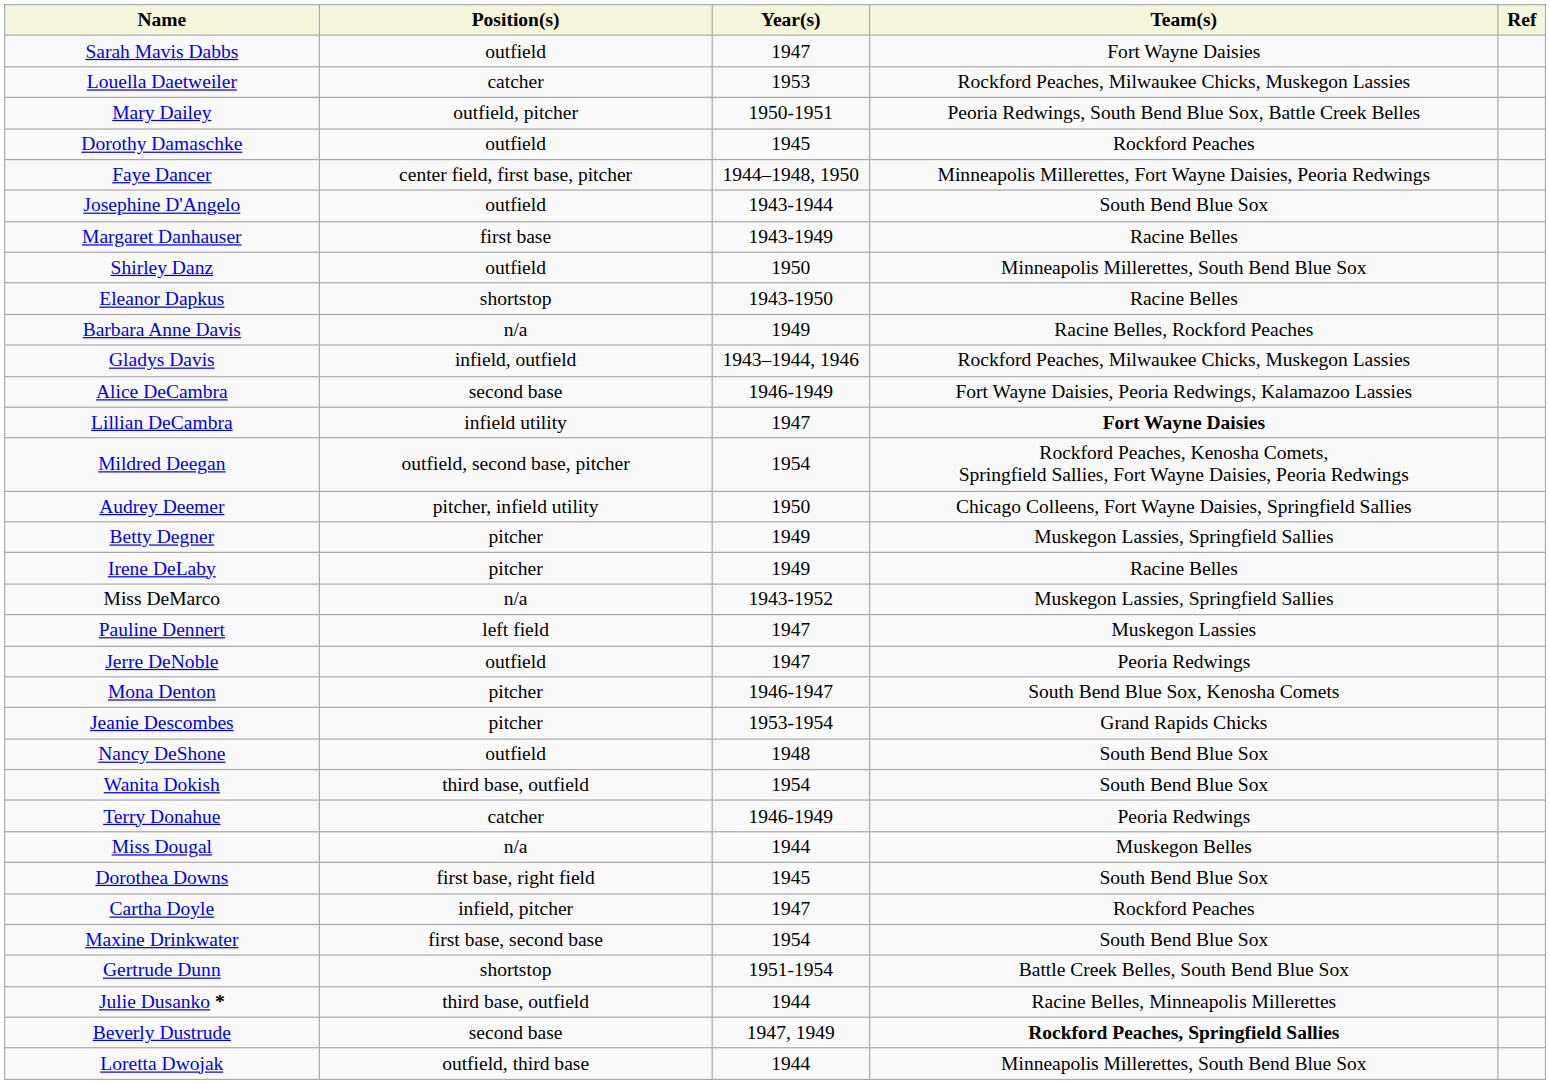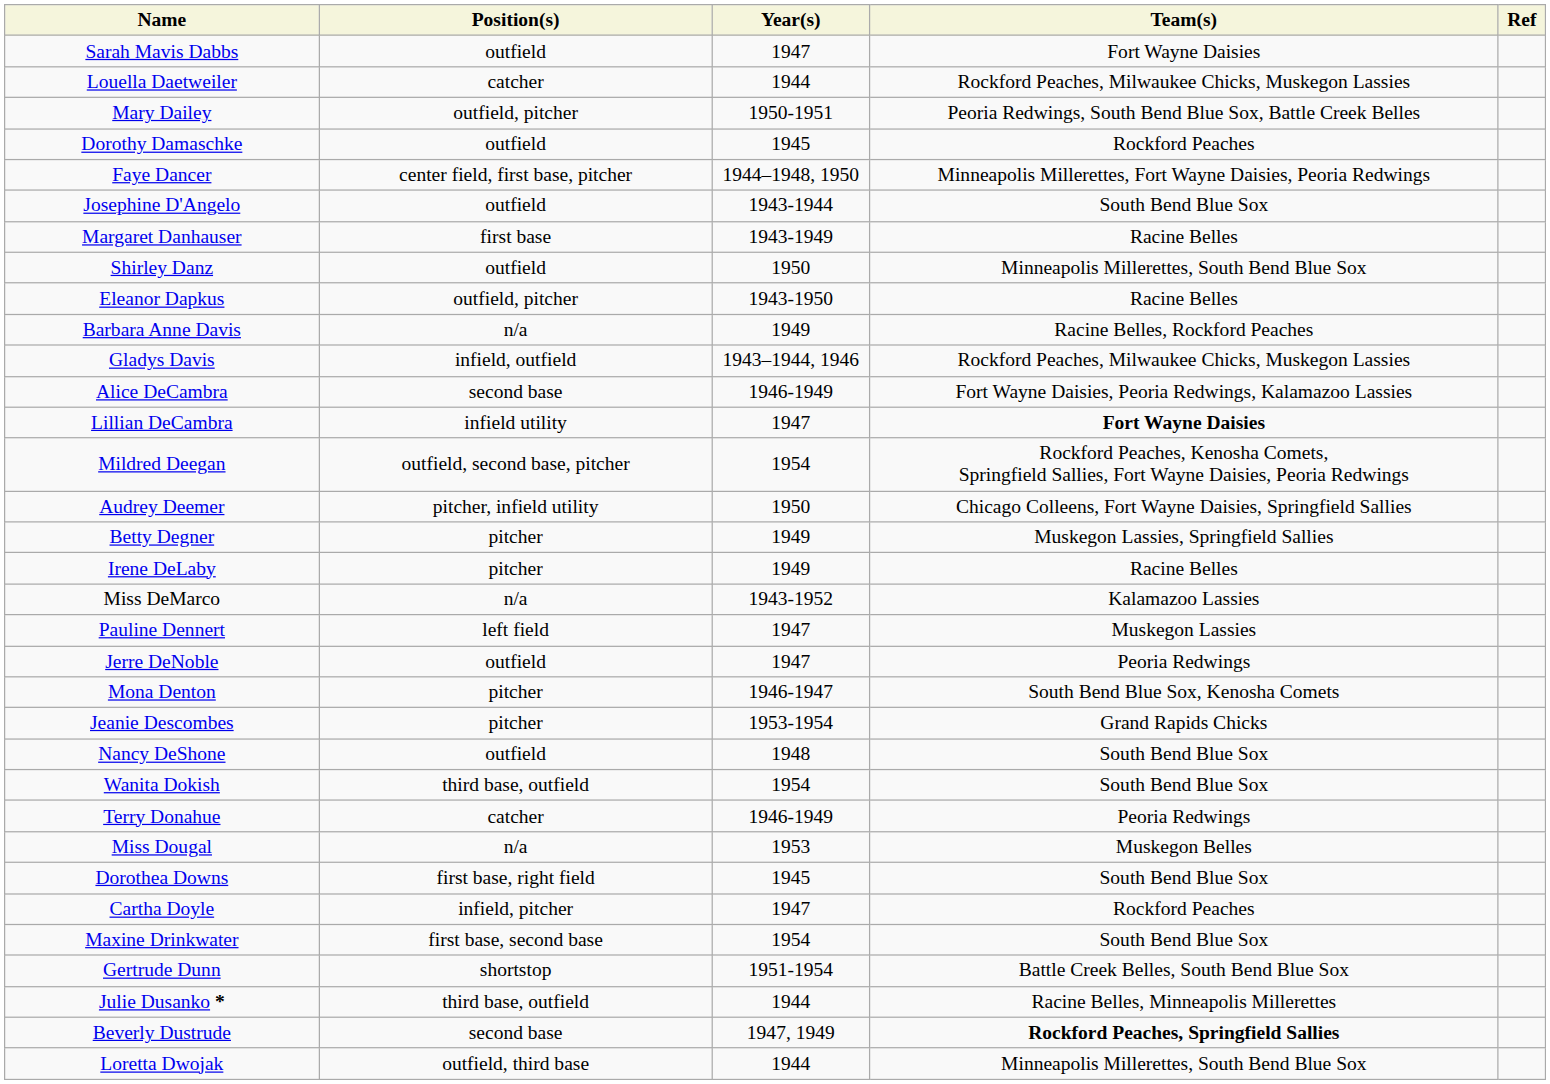(791, 81) 1953 -> (791, 81) 1944
(516, 298) shortstop -> (516, 298) outfield, pitcher
(1184, 599) Muskegon Lassies, Springfield Sallies -> (1184, 599) Kalamazoo Lassies
(791, 846) 1944 -> (791, 846) 1953
